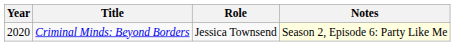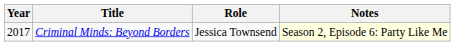(19, 31) 2020 -> (19, 31) 2017
